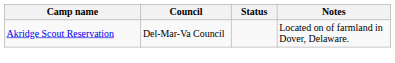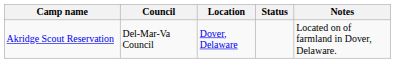+ column: (226, 12)
